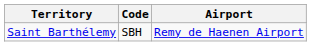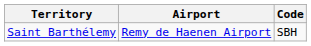columns swapped: (229, 14) <-> (135, 14)
